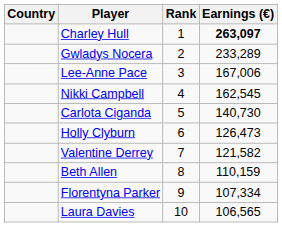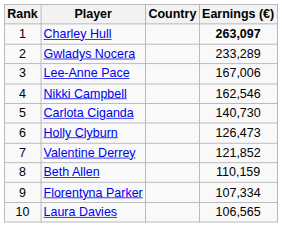columns swapped: (181, 14) <-> (31, 14)
(238, 93) 162,545 -> (238, 93) 162,546
(238, 152) 121,582 -> (238, 152) 121,852
